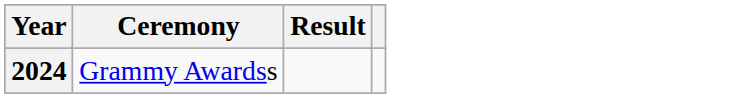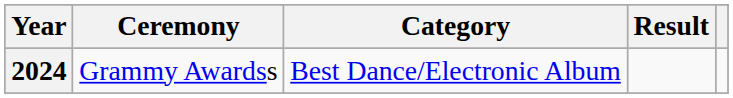+ column: (456, 26)
